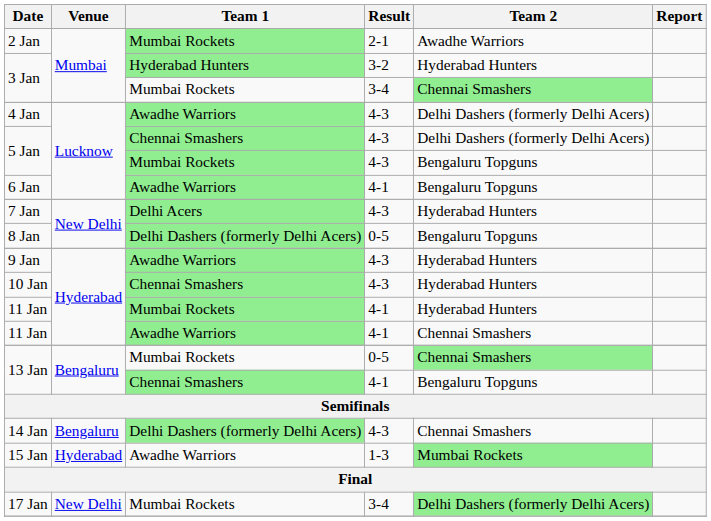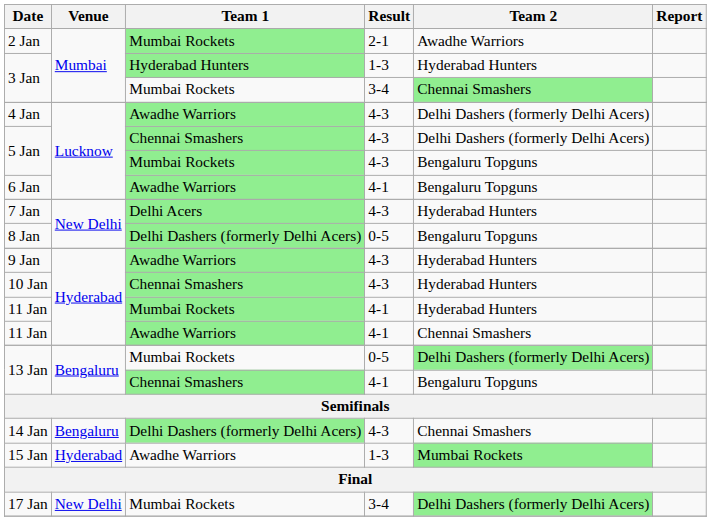(379, 65) 3-2 -> (379, 65) 1-3
(474, 357) Chennai Smashers -> (533, 357) Delhi Dashers (formerly Delhi Acers)
